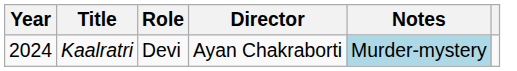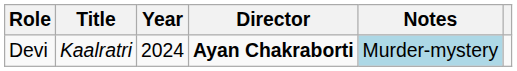columns swapped: (31, 19) <-> (163, 19)
(268, 50) normal -> (273, 50) bold
